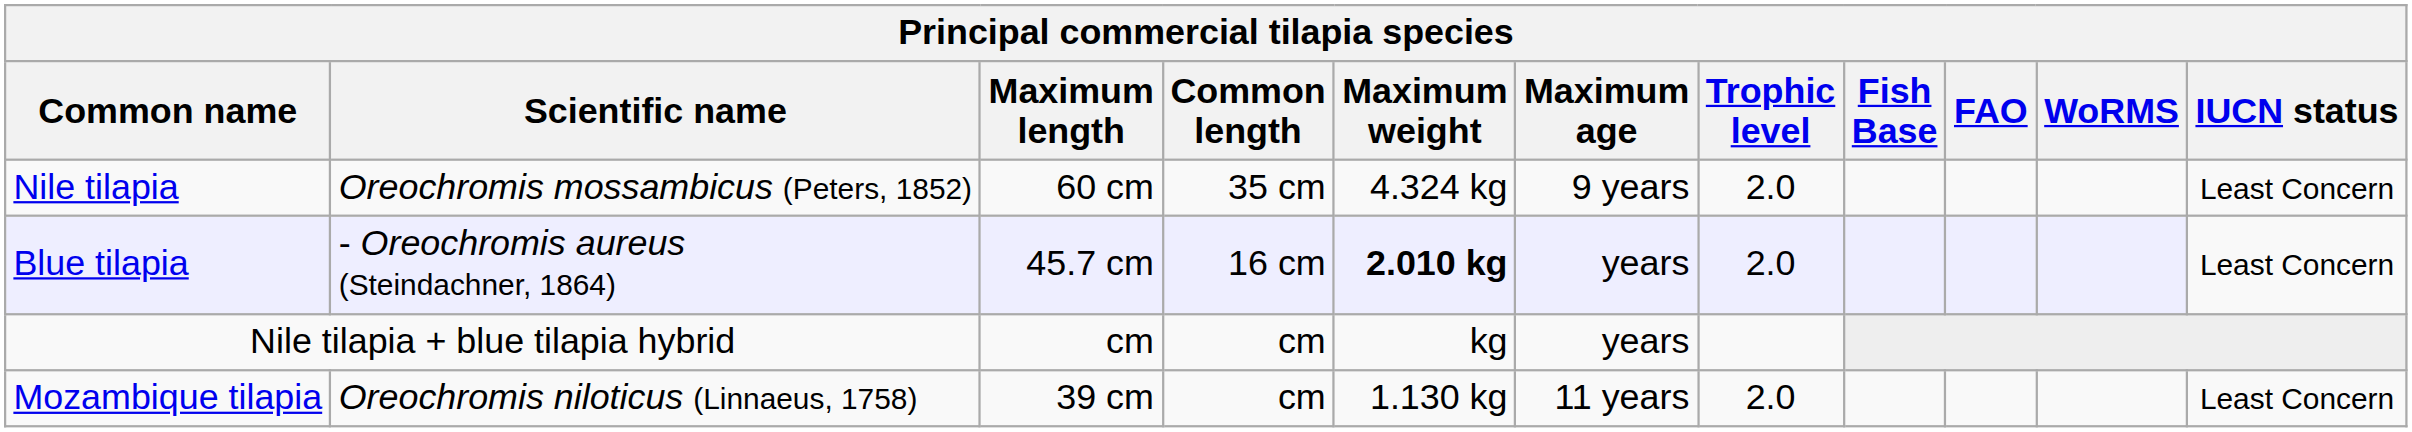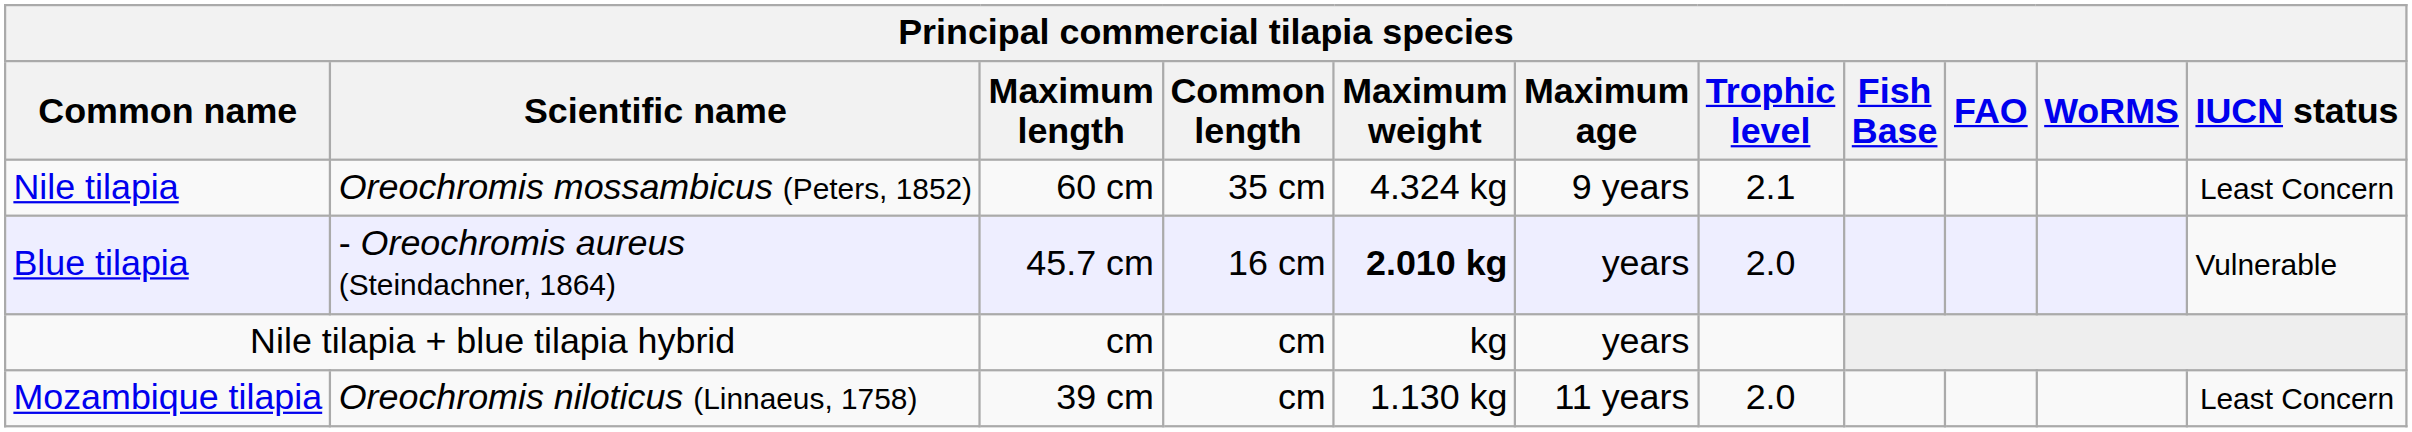(1771, 186) 2.0 -> (1771, 186) 2.1
(2297, 266) Least Concern -> (2266, 266) Vulnerable
